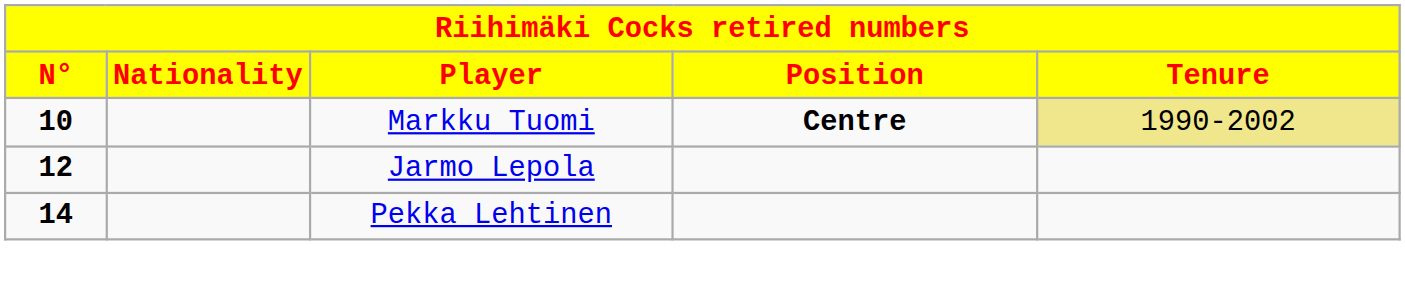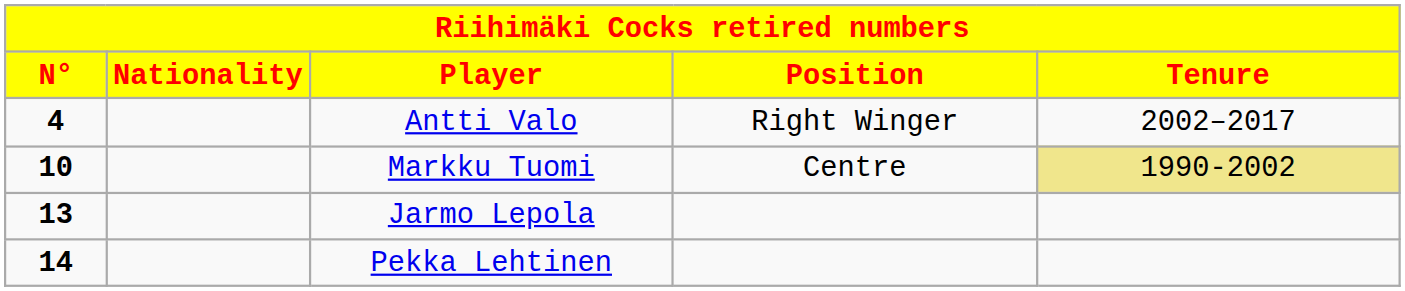+ row: (491, 122)
(855, 122) bold -> (855, 169) normal
(56, 169) 12 -> (56, 216) 13
